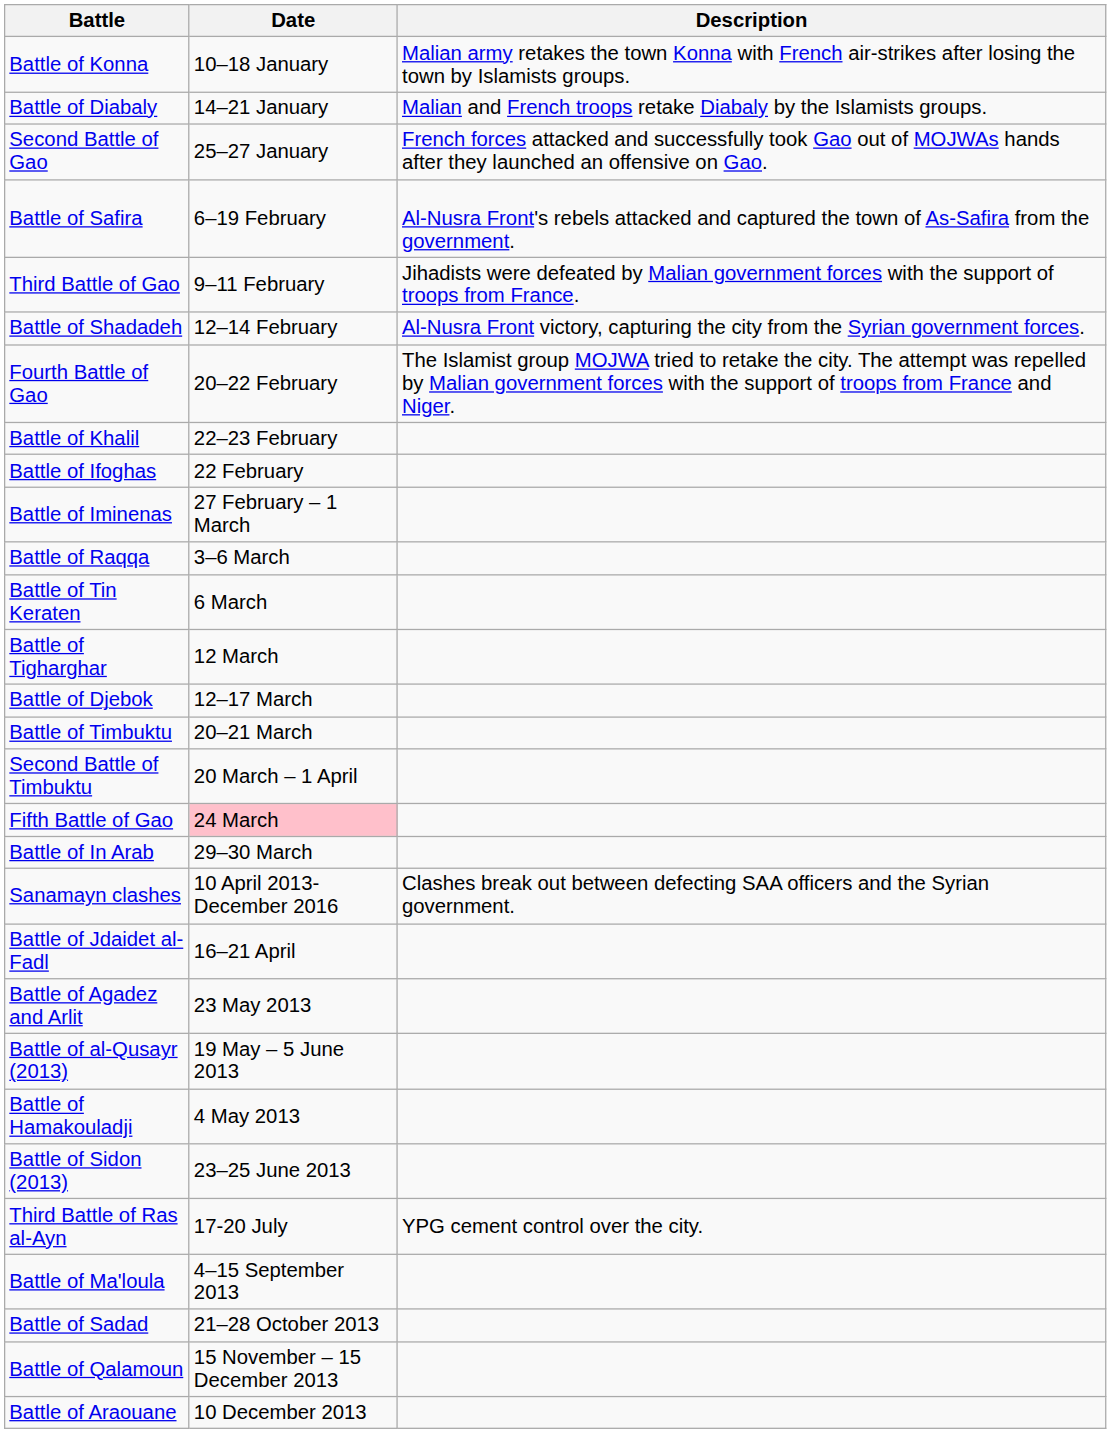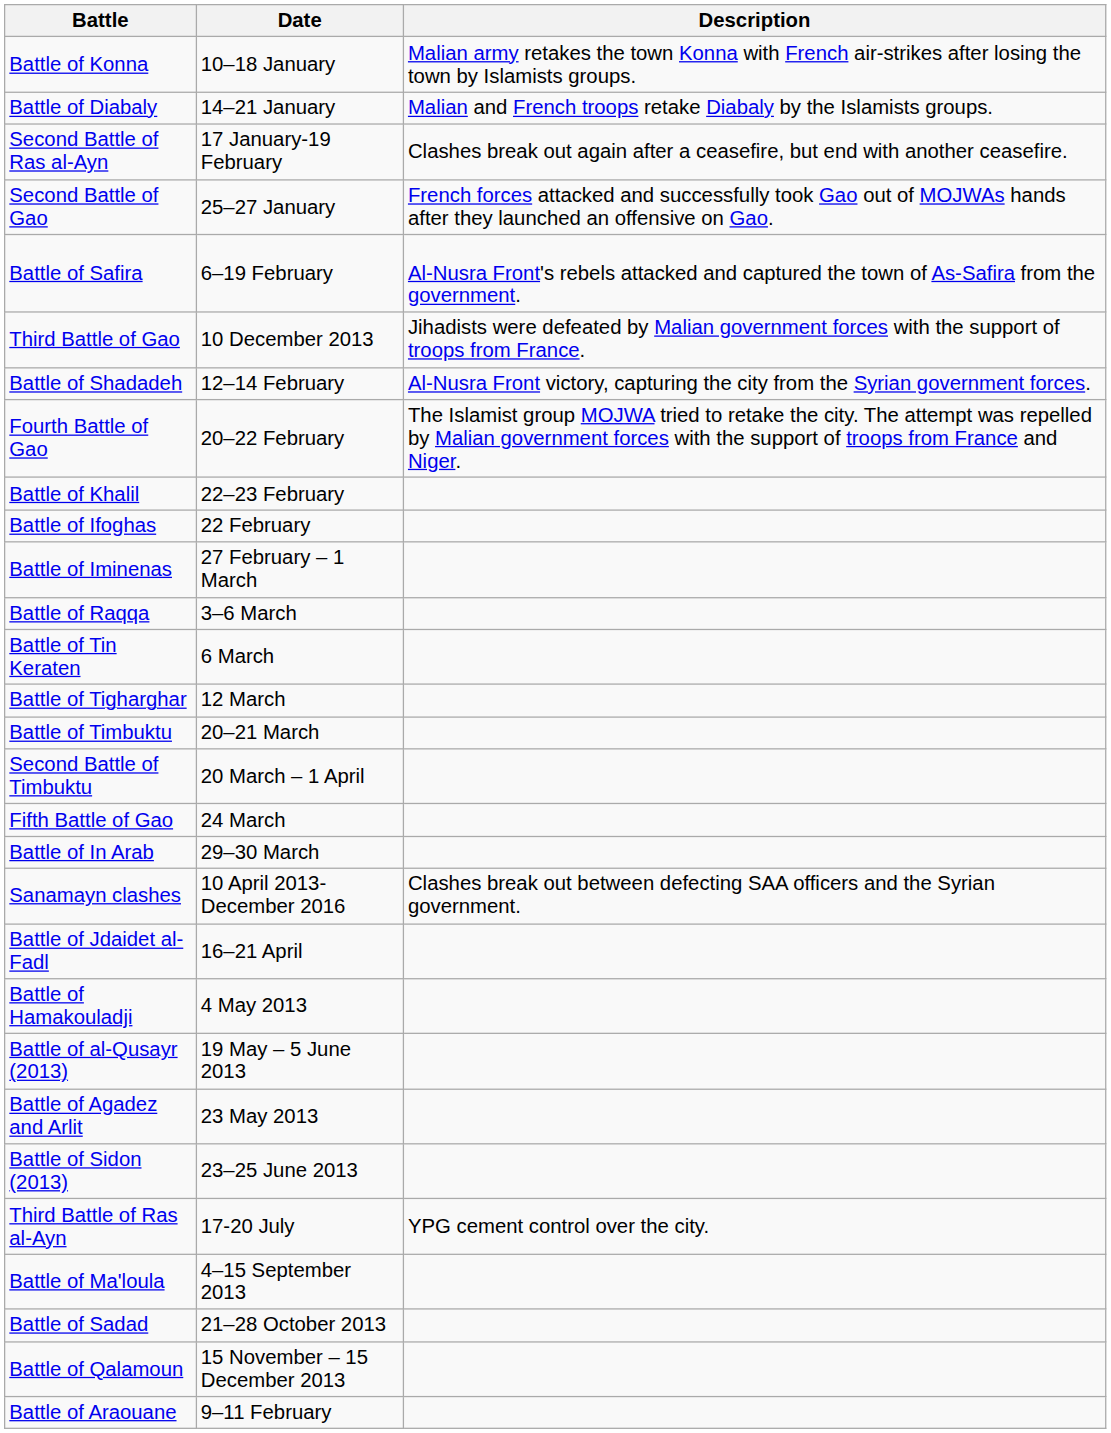+ row: (84, 151)
(259, 284) 9–11 February -> (287, 339) 10 December 2013
- row: (81, 700)
(236, 819) pink background -> (243, 819) no background
rows swapped: (71, 1116) <-> (83, 1005)
(280, 1412) 10 December 2013 -> (266, 1412) 9–11 February
